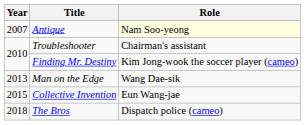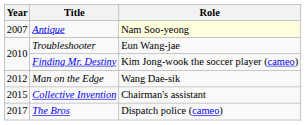(164, 45) Chairman's assistant -> (151, 45) Eun Wang-jae
(17, 78) 2013 -> (17, 78) 2012
(151, 95) Eun Wang-jae -> (164, 95) Chairman's assistant
(17, 111) 2018 -> (17, 111) 2017
